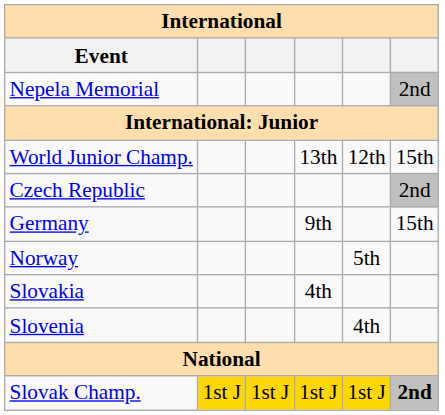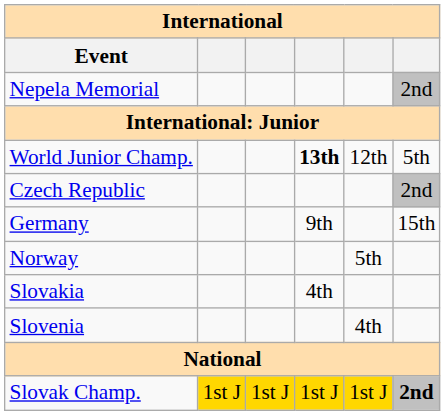(318, 156) normal -> (319, 156) bold
(415, 156) 15th -> (416, 156) 5th
